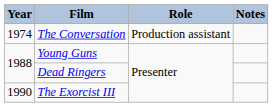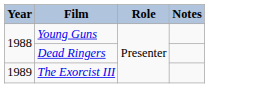- row: (82, 33)
(20, 92) 1990 -> (20, 72) 1989
